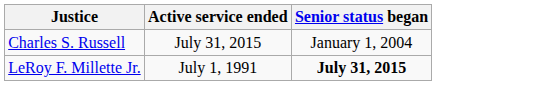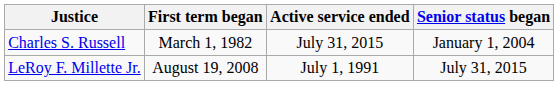+ column: (205, 17)
(361, 67) bold -> (484, 67) normal
